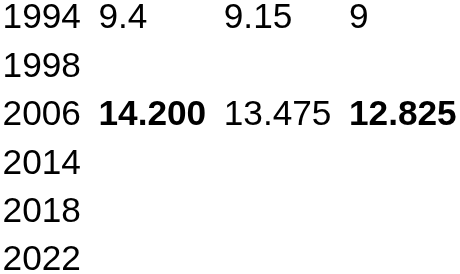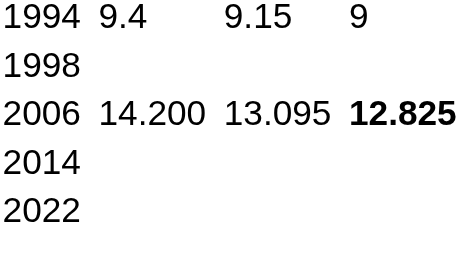(152, 113) bold -> (152, 113) normal
(278, 113) 13.475 -> (278, 113) 13.095
- row: (42, 210)
